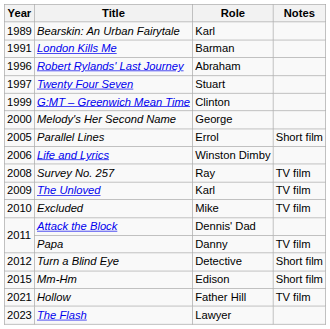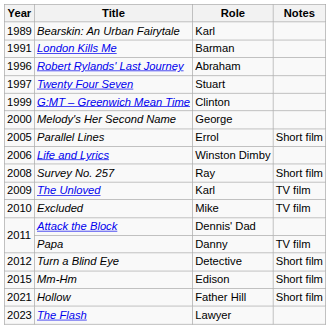(293, 173) TV film -> (299, 173) Short film
(293, 297) TV film -> (299, 297) Short film
